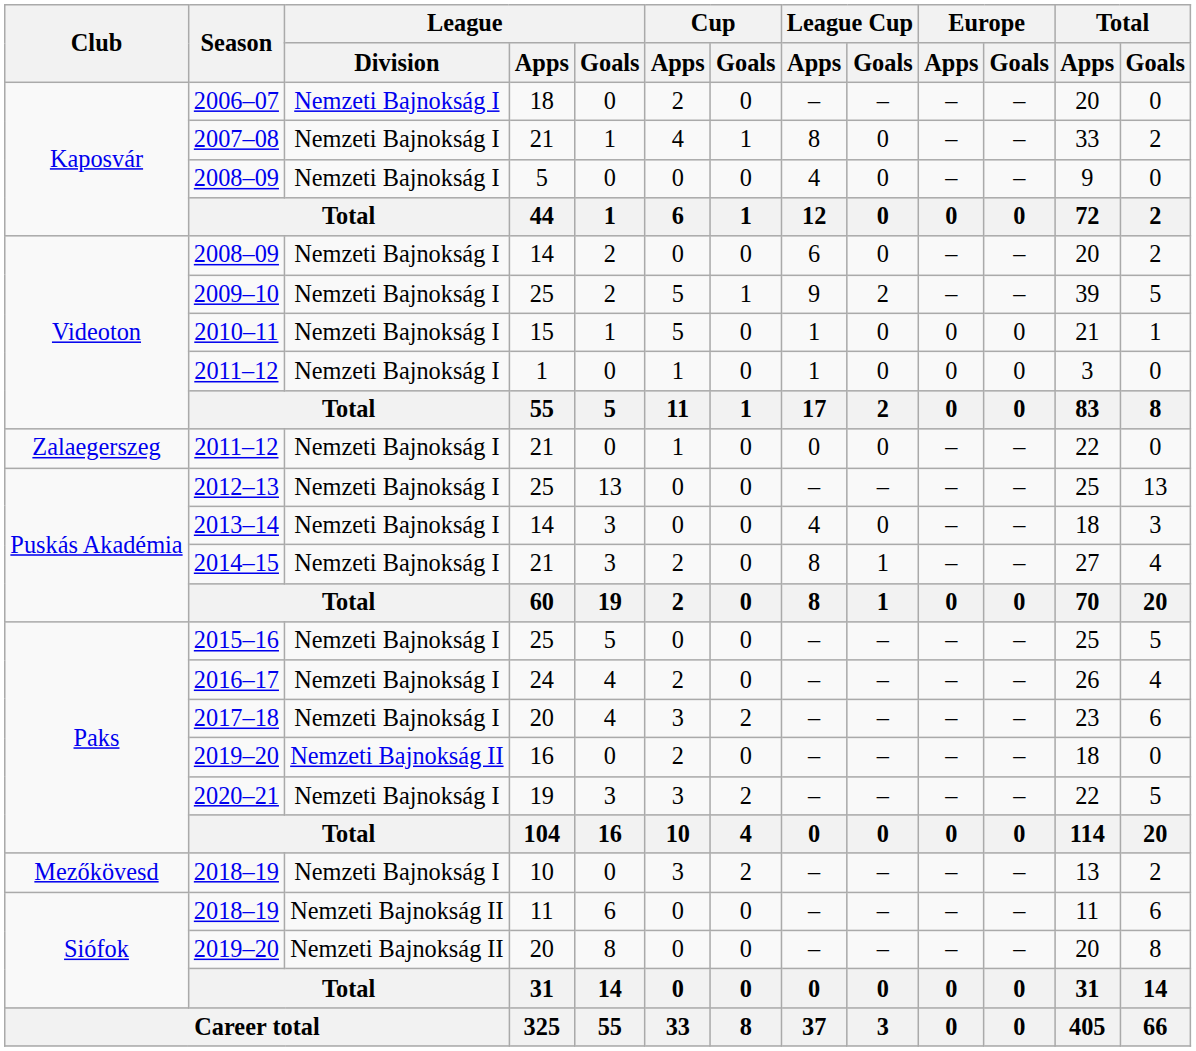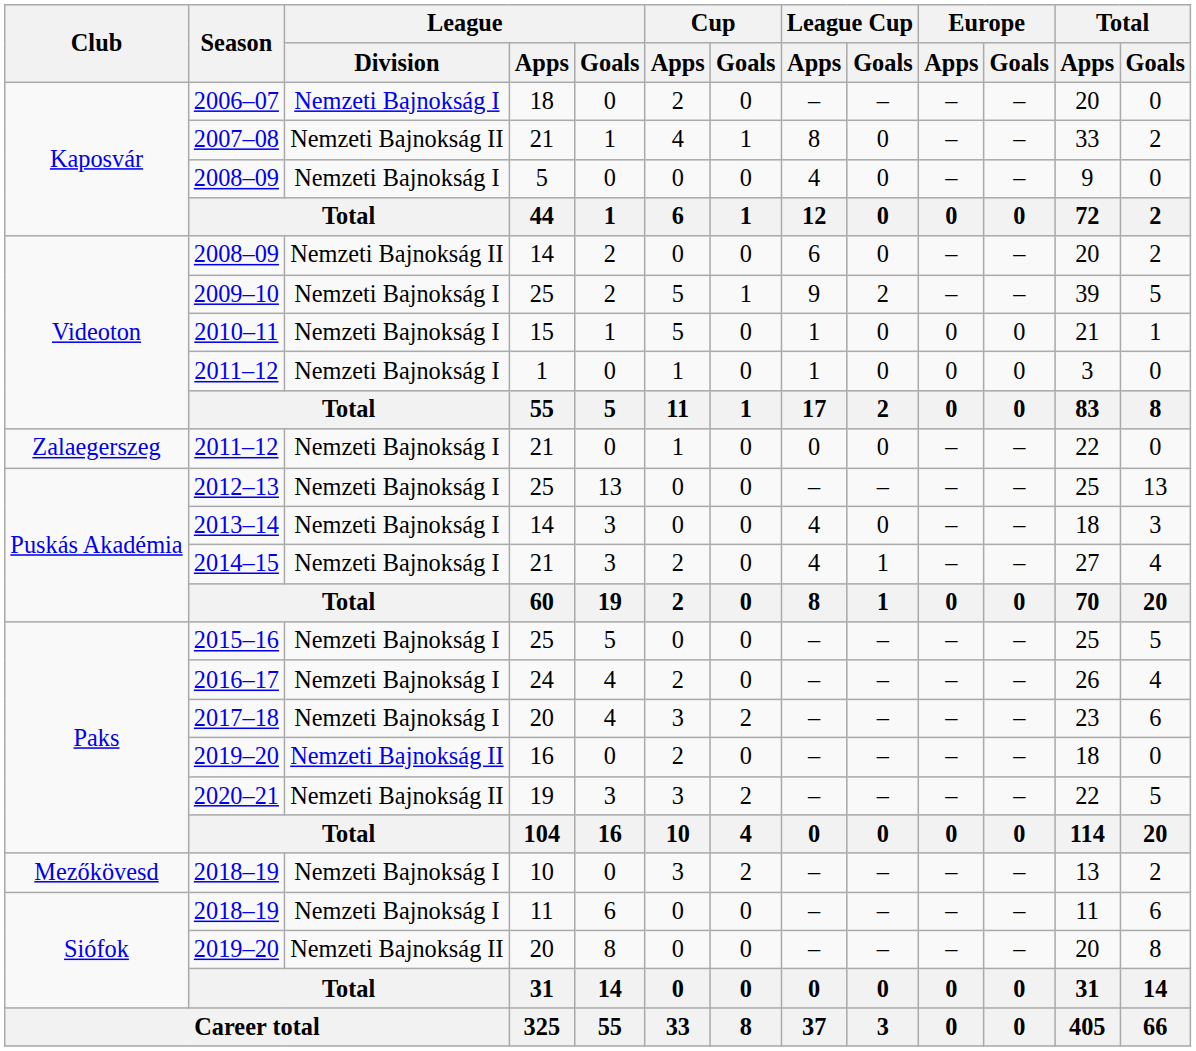(397, 139) Nemzeti Bajnokság I -> (397, 139) Nemzeti Bajnokság II
(397, 255) Nemzeti Bajnokság I -> (397, 255) Nemzeti Bajnokság II
(814, 563) 8 -> (814, 563) 4
(397, 795) Nemzeti Bajnokság I -> (397, 795) Nemzeti Bajnokság II
(397, 910) Nemzeti Bajnokság II -> (397, 910) Nemzeti Bajnokság I
